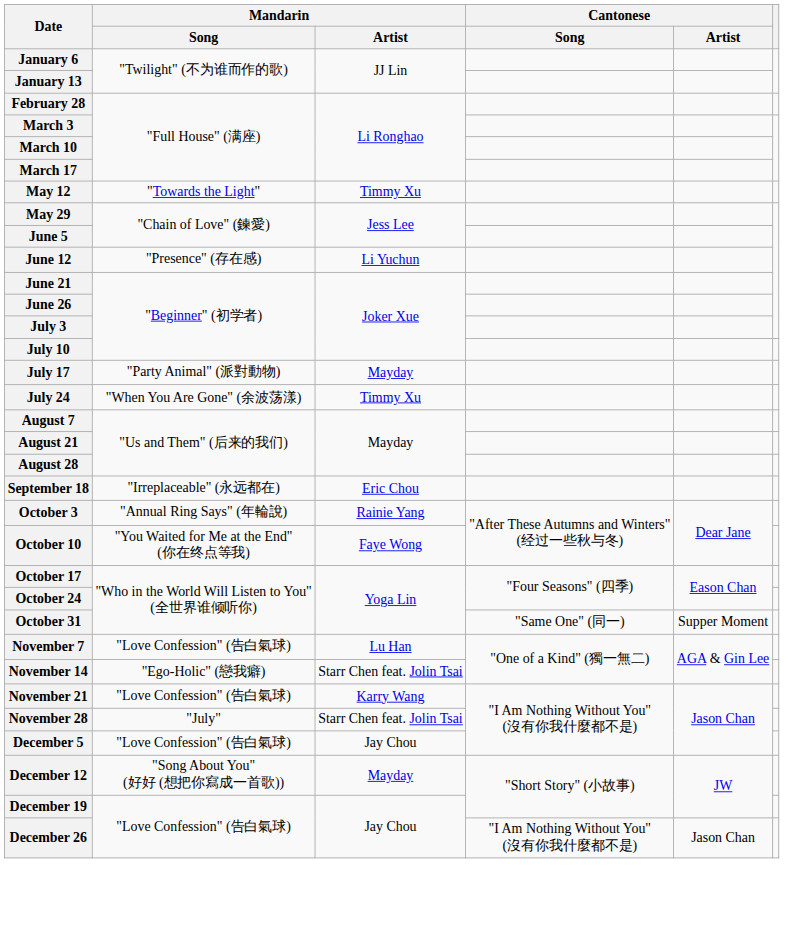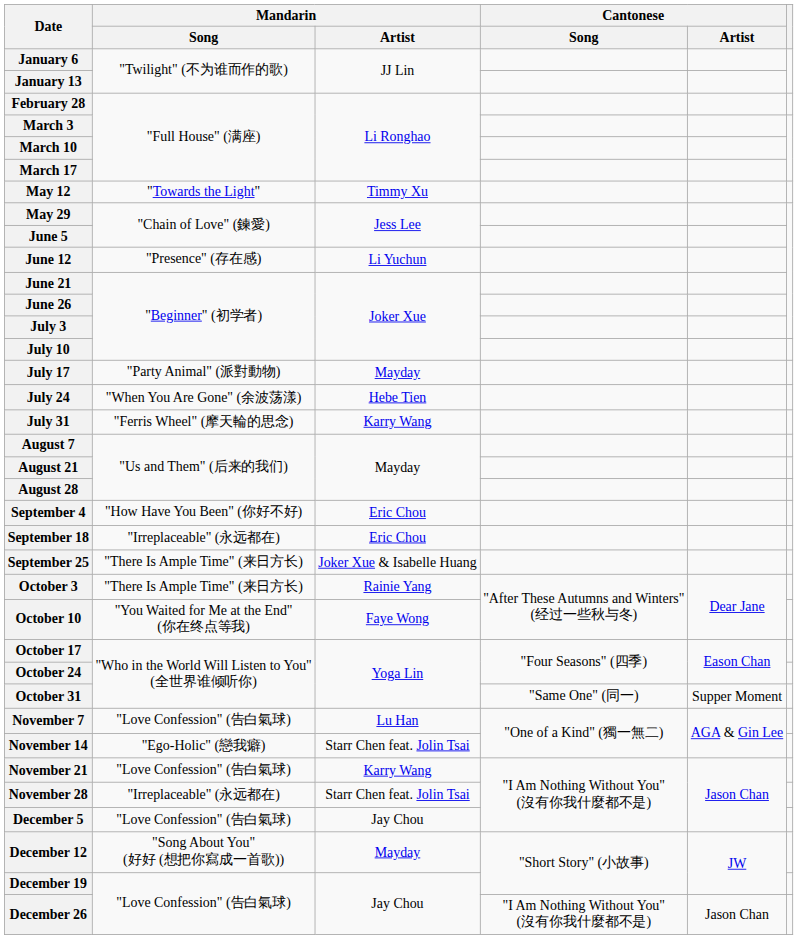(390, 397) Timmy Xu -> (397, 397) Hebe Tien
+ row: (48, 422)
+ row: (48, 512)
+ row: (48, 562)
(204, 512) "Annual Ring Says" (年輪說) -> (204, 586) "There Is Ample Time" (来日方长)
(204, 719) "July" -> (204, 794) "Irreplaceable" (永远都在)
